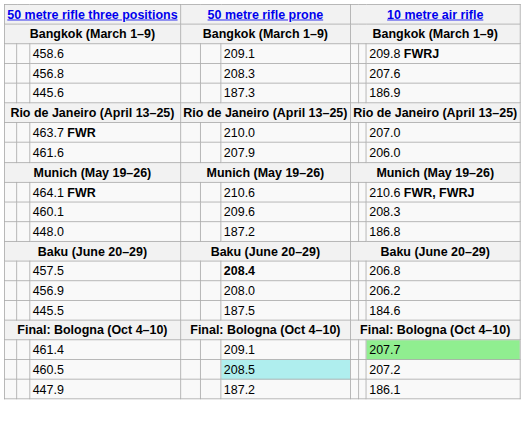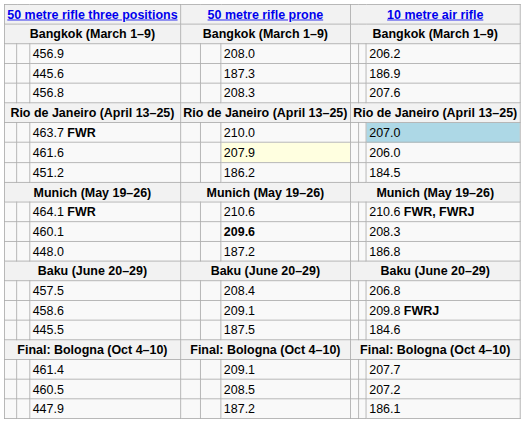rows swapped: (48, 54) <-> (48, 291)
rows swapped: (48, 74) <-> (48, 93)
(385, 133) no background -> (385, 133) lightblue background
(239, 153) no background -> (239, 153) lightyellow background
+ row: (48, 172)
(239, 212) normal -> (239, 232) bold
(239, 271) bold -> (239, 291) normal
(385, 350) lightgreen background -> (385, 370) no background
(239, 370) paleturquoise background -> (239, 389) no background
